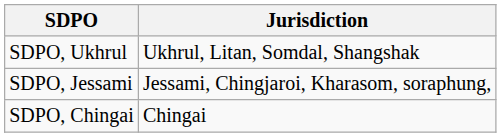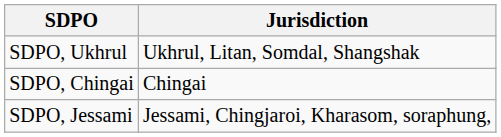rows swapped: (71, 83) <-> (71, 115)
